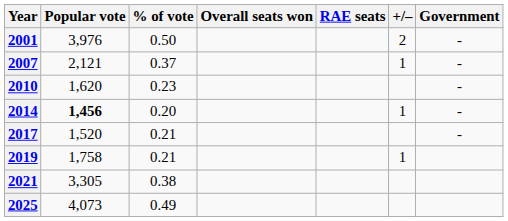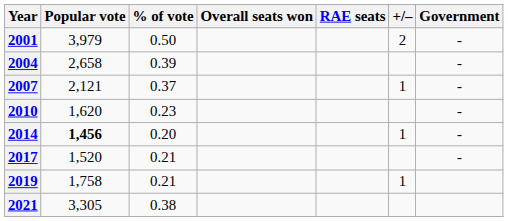(85, 39) 3,976 -> (85, 39) 3,979
+ row: (23, 63)
- row: (23, 205)
